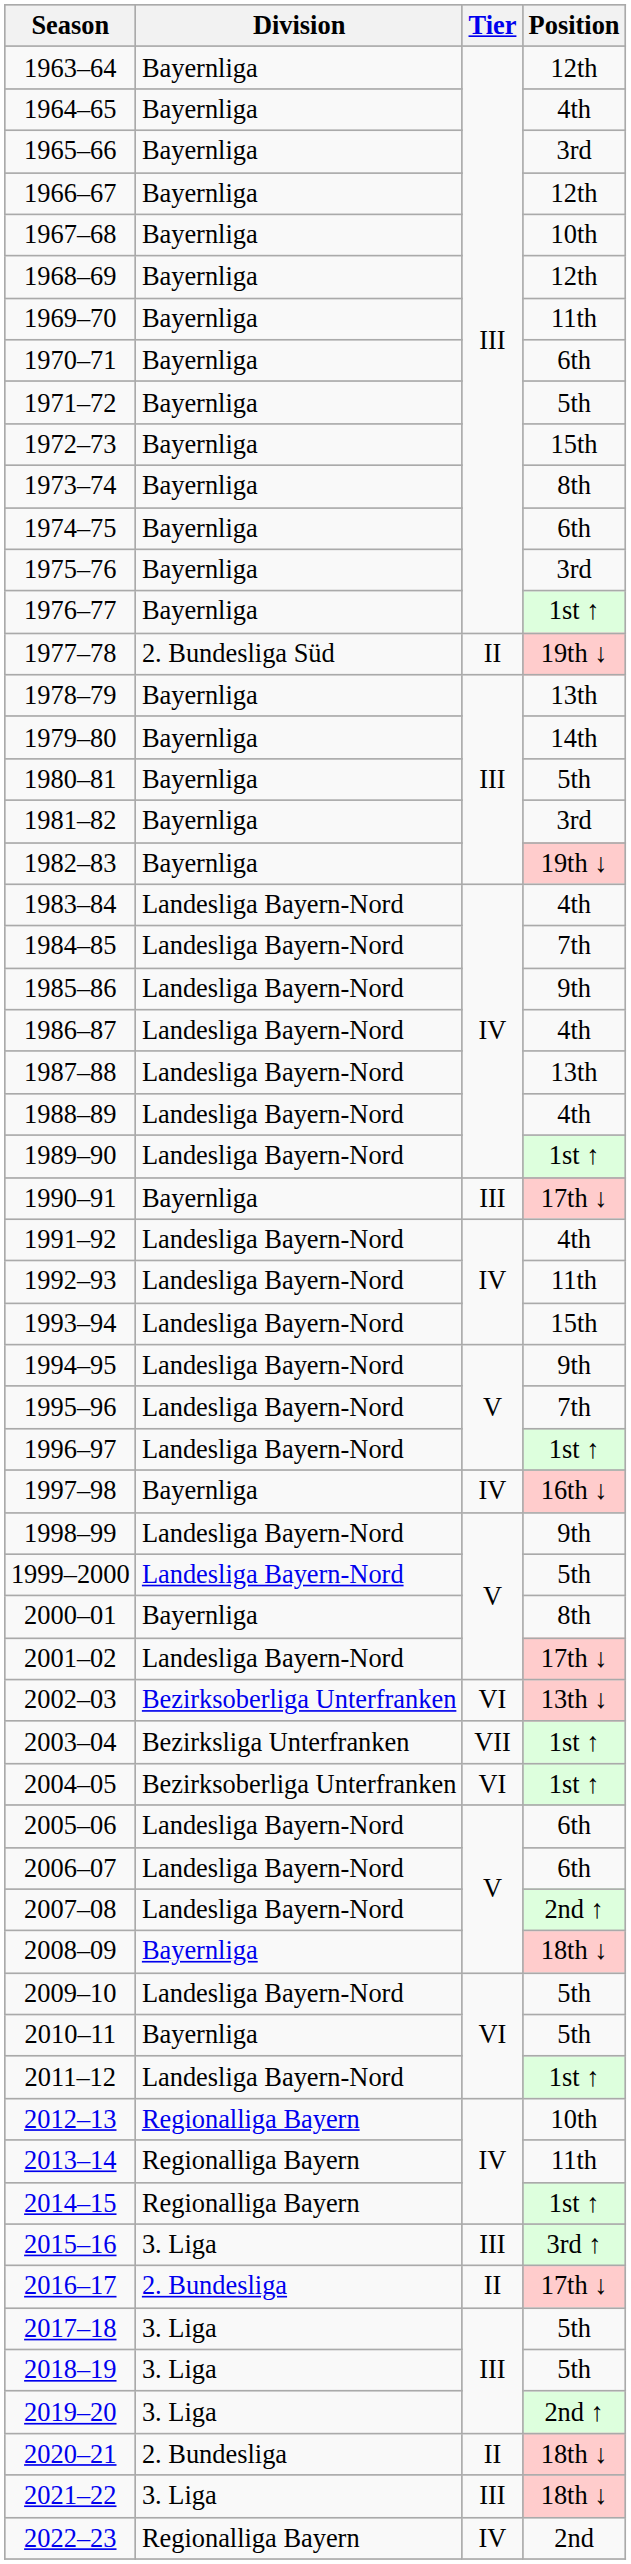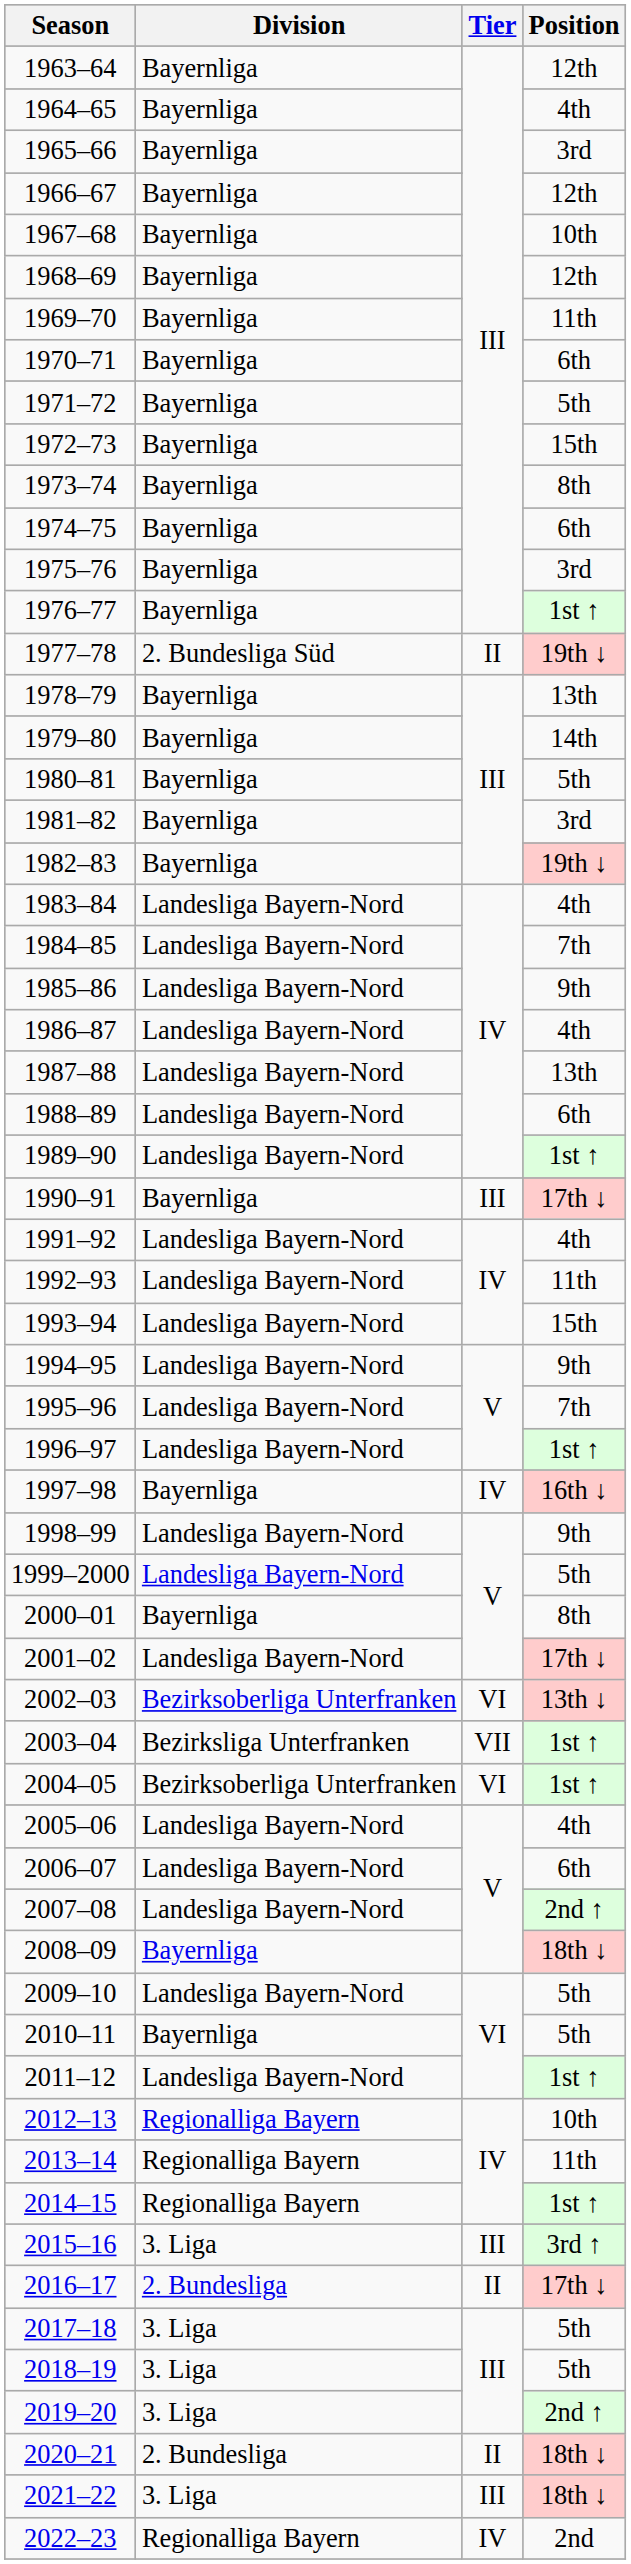(574, 1114) 4th -> (574, 1114) 6th
(574, 1825) 6th -> (574, 1825) 4th
